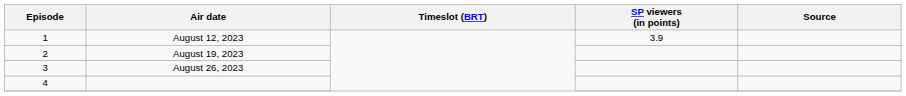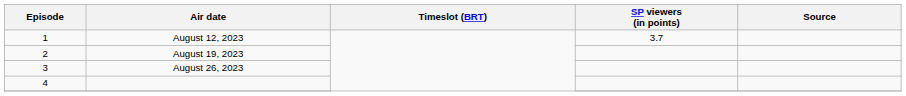(657, 37) 3.9 -> (657, 37) 3.7
